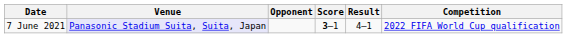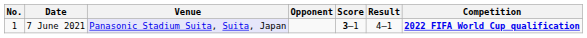+ column: (14, 12)
(472, 26) normal -> (492, 26) bold
